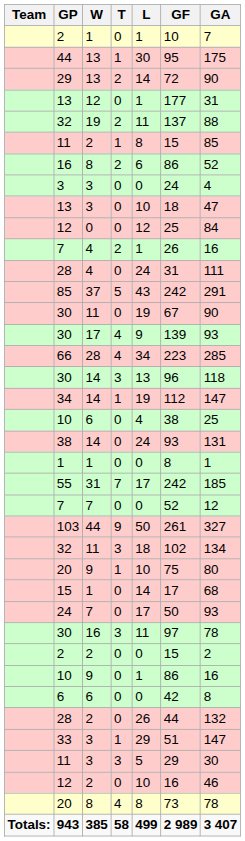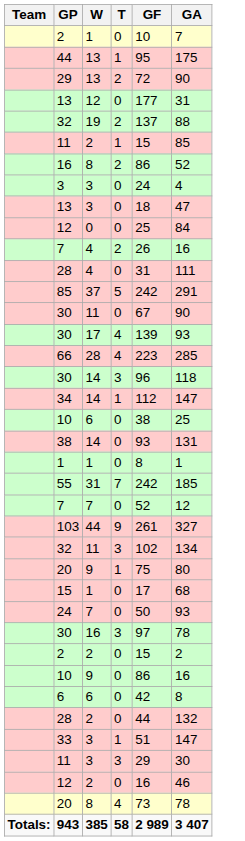- column: (146, 15)
